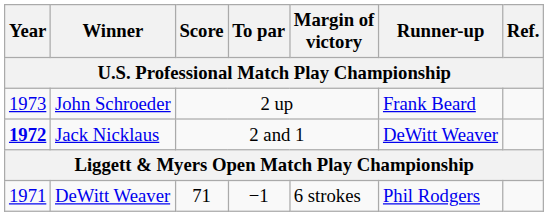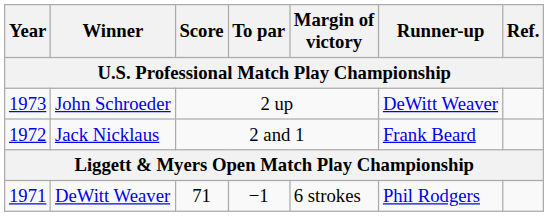(429, 103) Frank Beard -> (441, 103) DeWitt Weaver
(28, 134) bold -> (28, 134) normal
(441, 134) DeWitt Weaver -> (429, 134) Frank Beard
